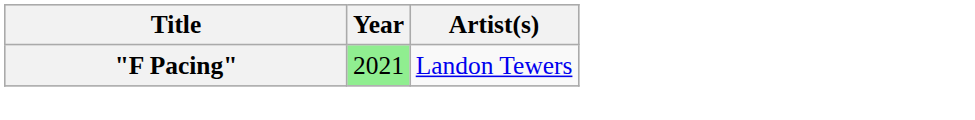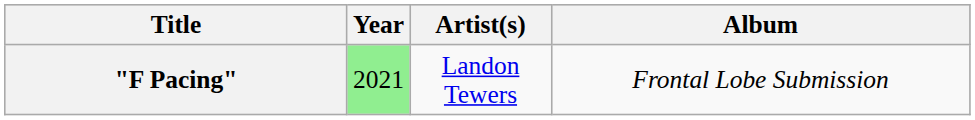+ column: (761, 24)
